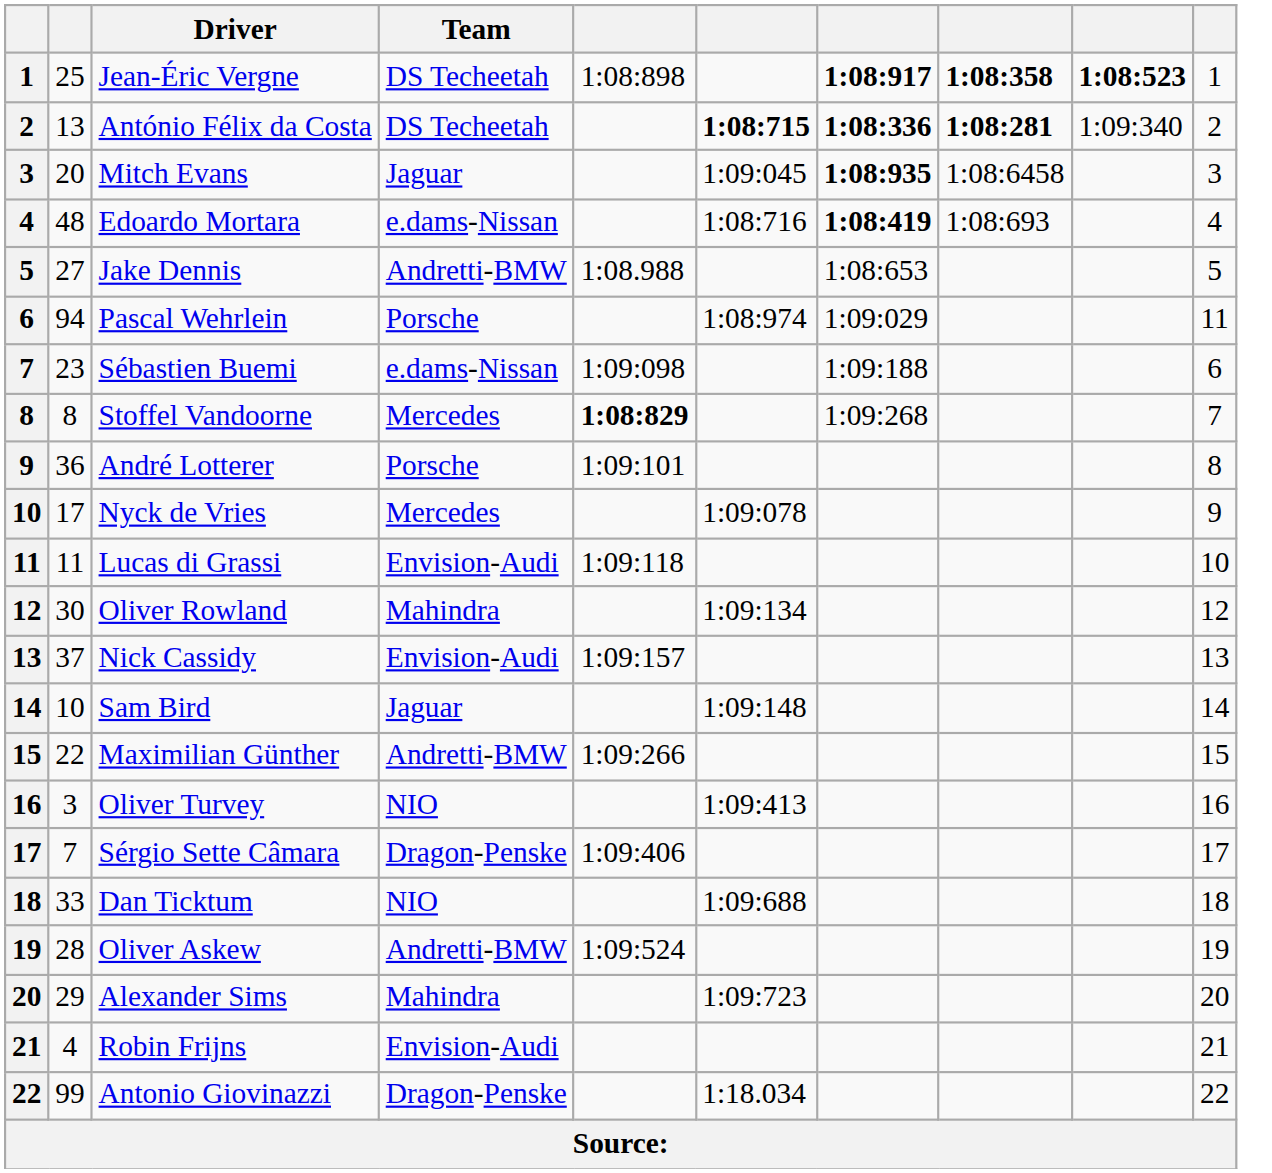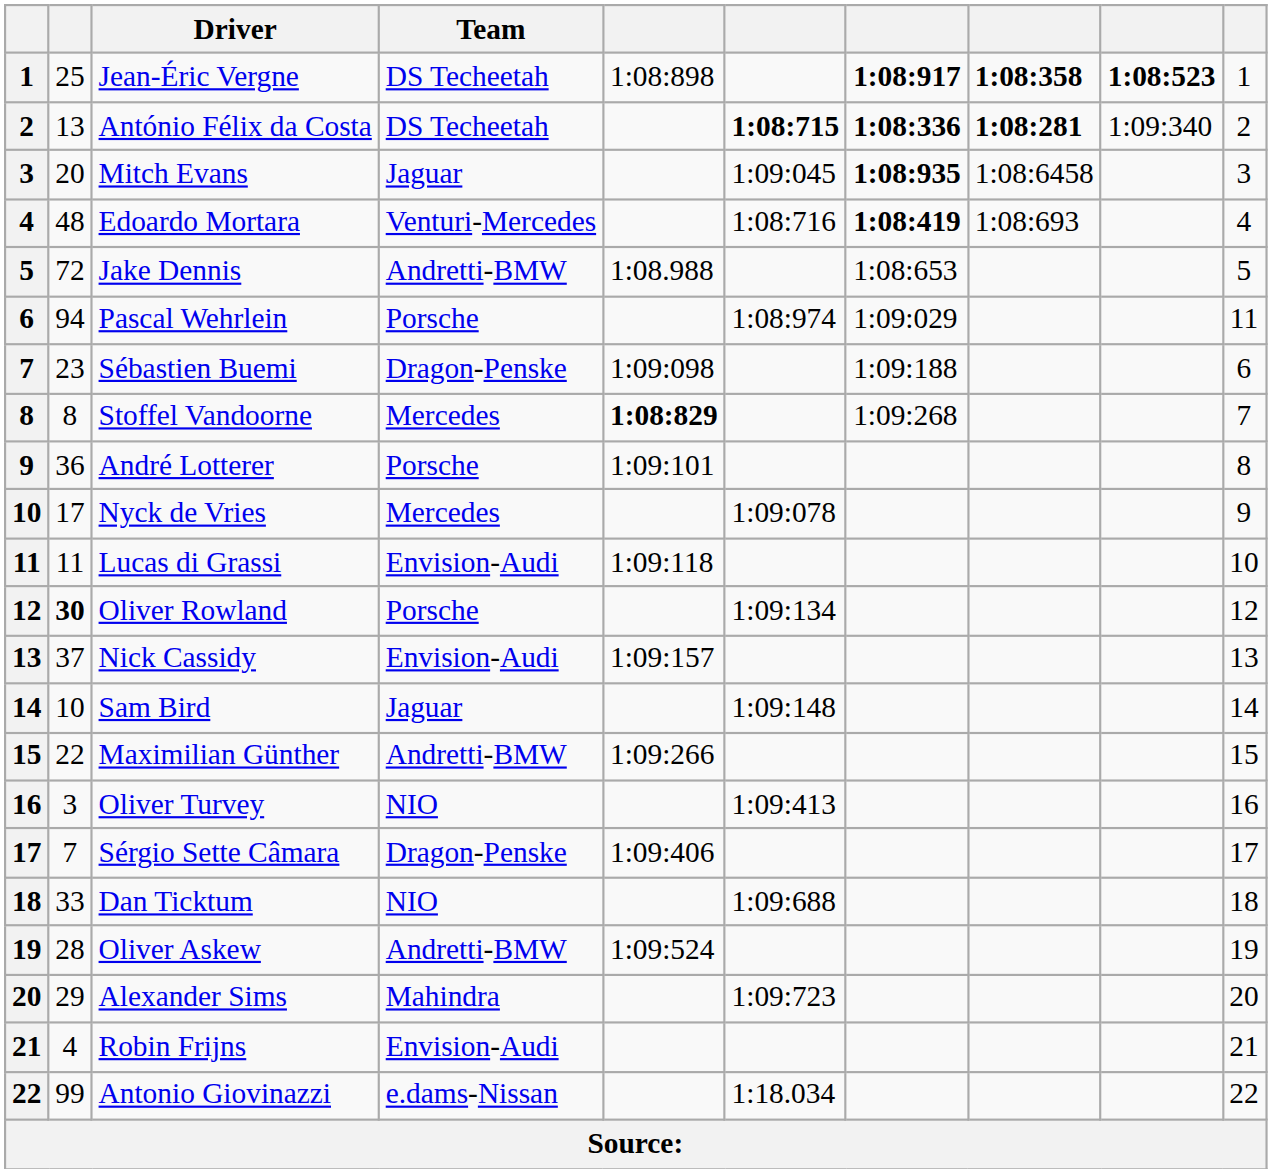(472, 222) e.dams-Nissan -> (491, 222) Venturi-Mercedes
(70, 270) 27 -> (70, 270) 72
(472, 367) e.dams-Nissan -> (476, 367) Dragon-Penske
(70, 609) normal -> (70, 609) bold
(443, 609) Mahindra -> (432, 609) Porsche
(476, 1094) Dragon-Penske -> (472, 1094) e.dams-Nissan
